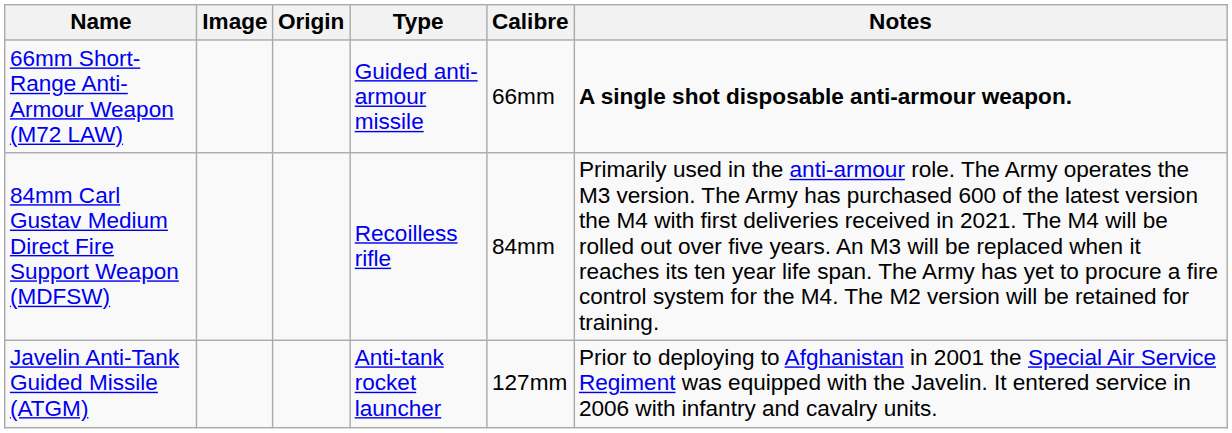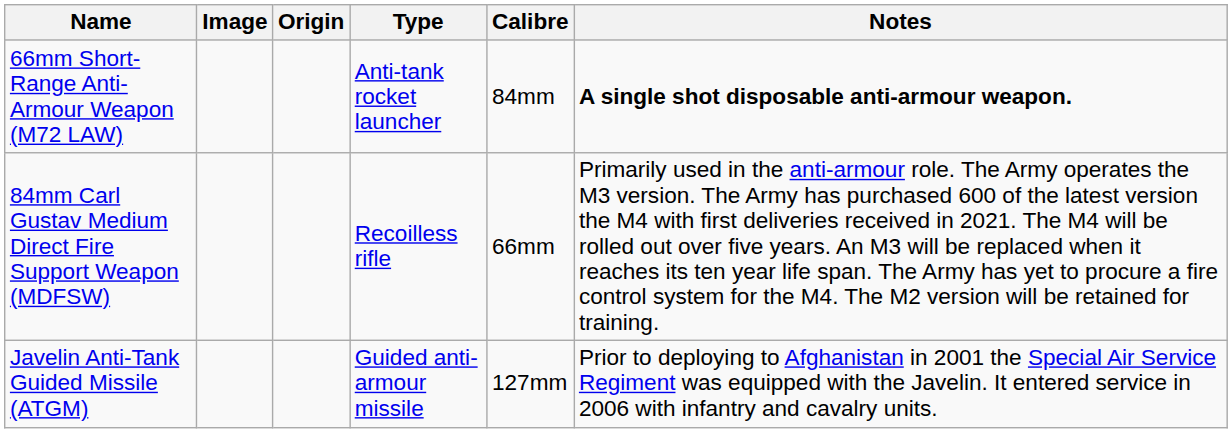(416, 96) Guided anti-armour missile -> (399, 96) Anti-tank rocket launcher
(523, 96) 66mm -> (523, 96) 84mm
(523, 246) 84mm -> (523, 246) 66mm
(399, 383) Anti-tank rocket launcher -> (416, 383) Guided anti-armour missile
